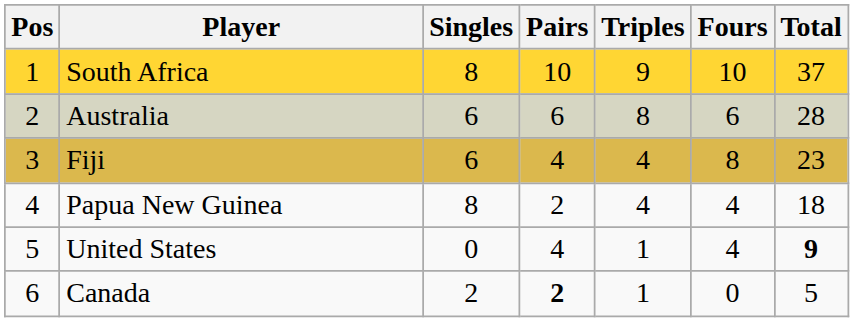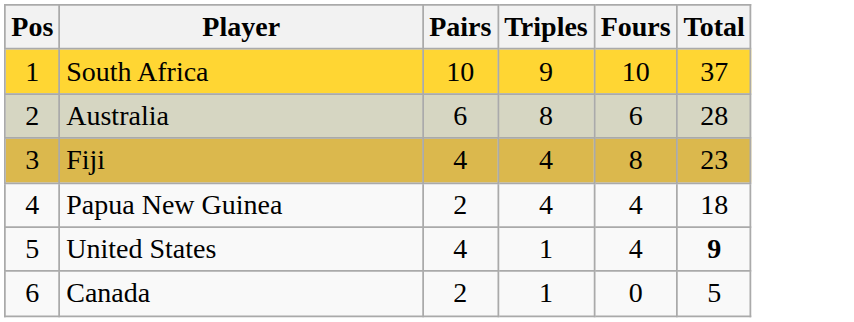- column: (471, 26)
(557, 293) bold -> (460, 293) normal
